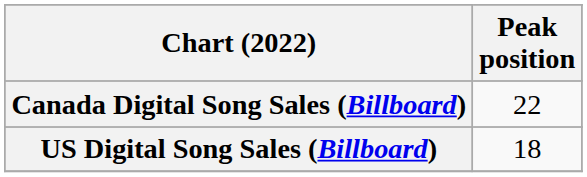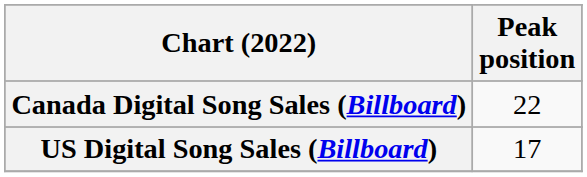(527, 148) 18 -> (527, 148) 17
